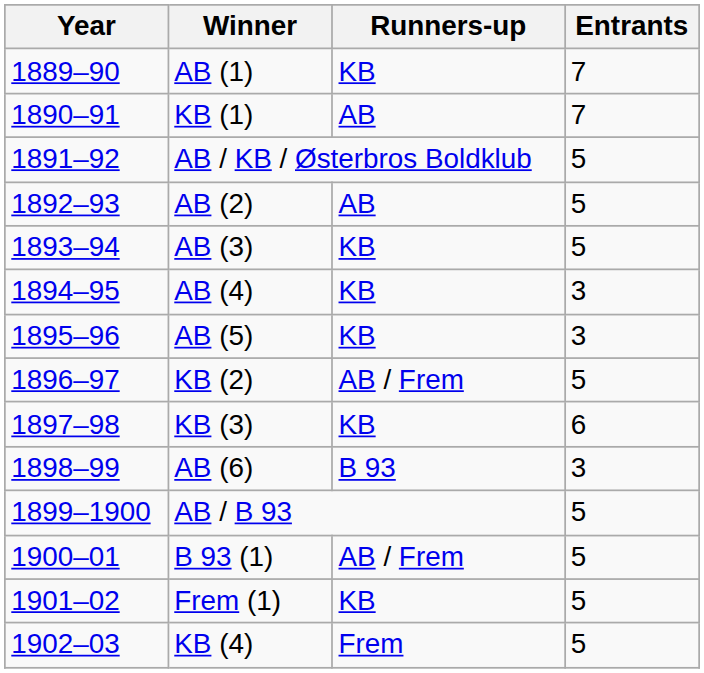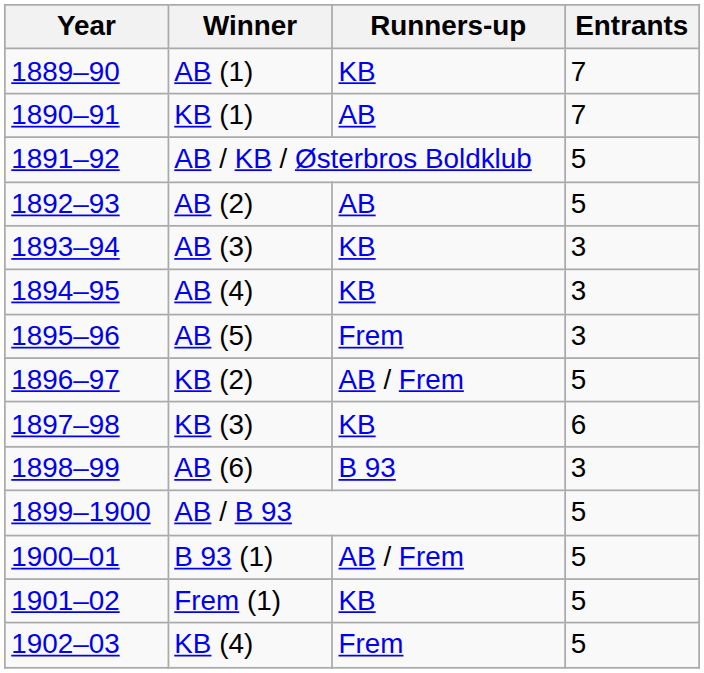(579, 247) 5 -> (579, 247) 3
(357, 335) KB -> (371, 335) Frem
